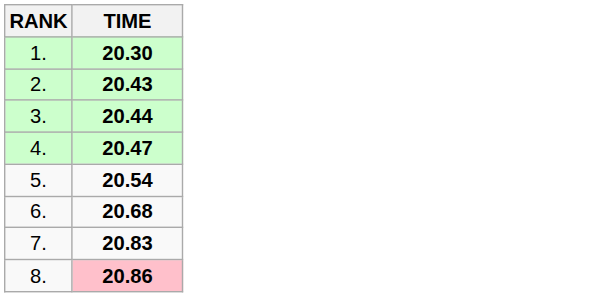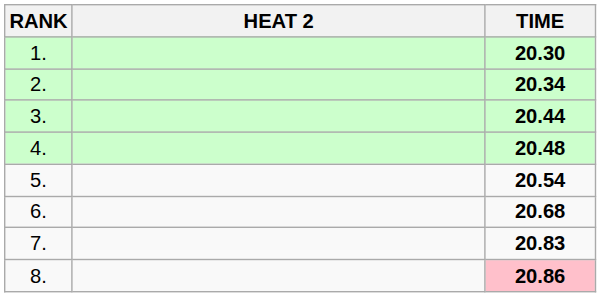+ column: (279, 21)
(127, 85) 20.43 -> (540, 85) 20.34
(127, 148) 20.47 -> (540, 148) 20.48
